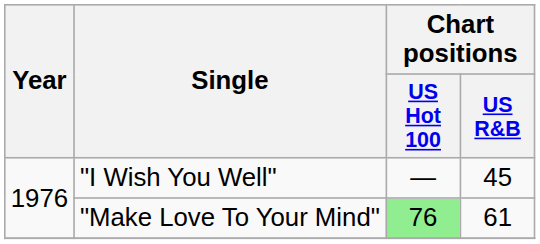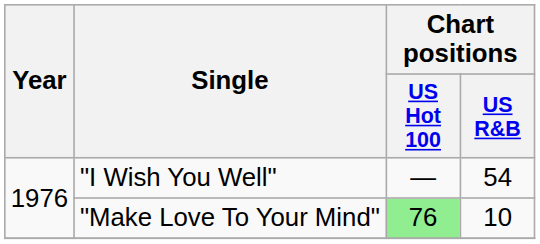(498, 177) 45 -> (498, 177) 54
(498, 218) 61 -> (498, 218) 10
